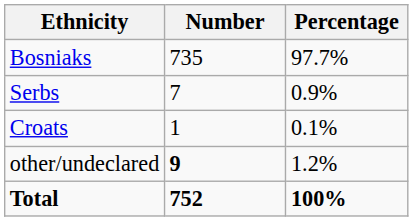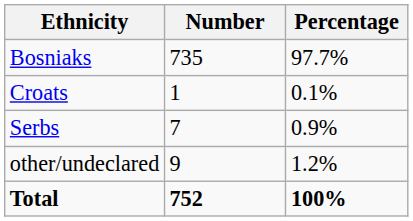rows swapped: (35, 92) <-> (39, 127)
(175, 163) bold -> (175, 163) normal
